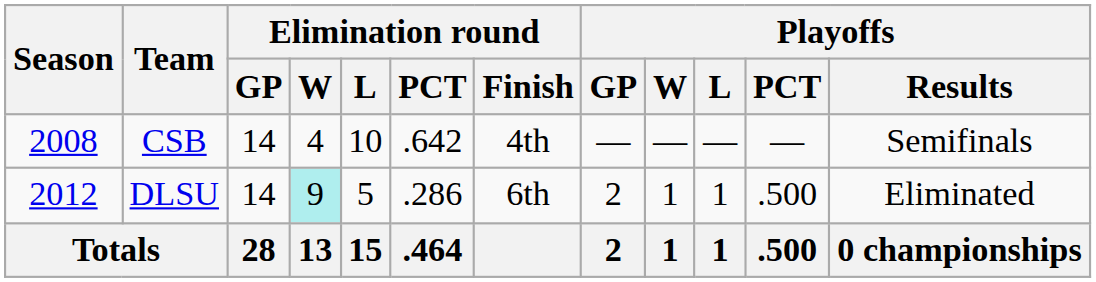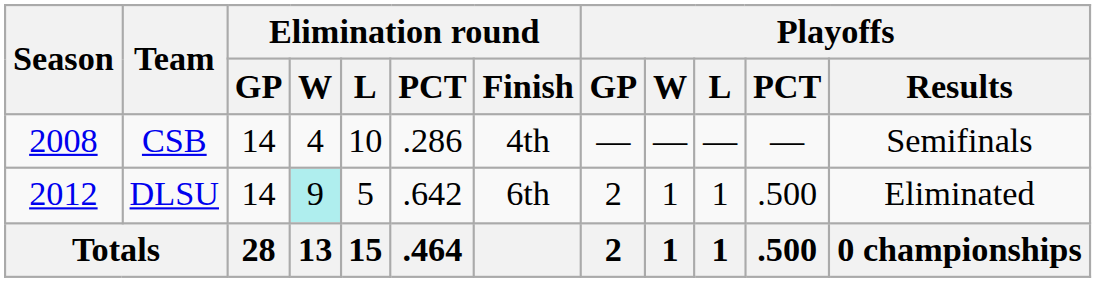(432, 140) .642 -> (432, 140) .286
(432, 194) .286 -> (432, 194) .642
